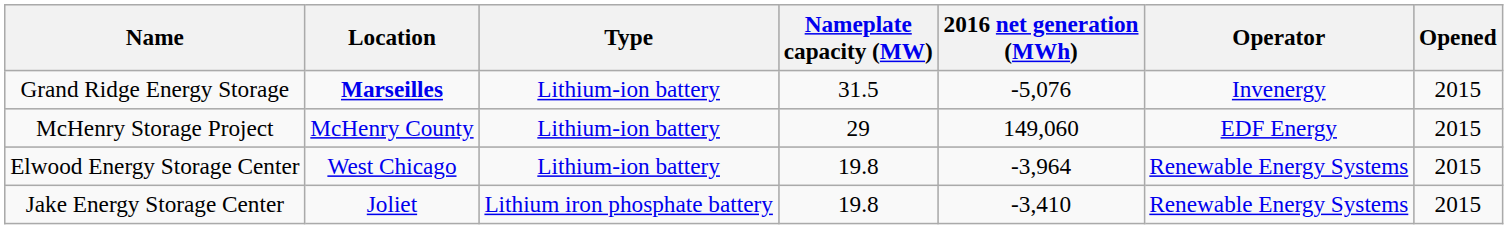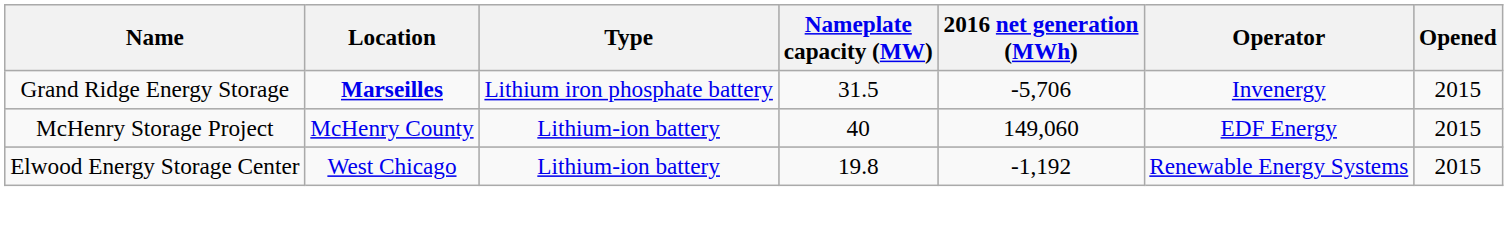(629, 89) Lithium-ion battery -> (629, 89) Lithium iron phosphate battery
(1041, 89) -5,076 -> (1041, 89) -5,706
(858, 128) 29 -> (858, 128) 40
(1041, 166) -3,964 -> (1041, 166) -1,192
- row: (155, 204)
